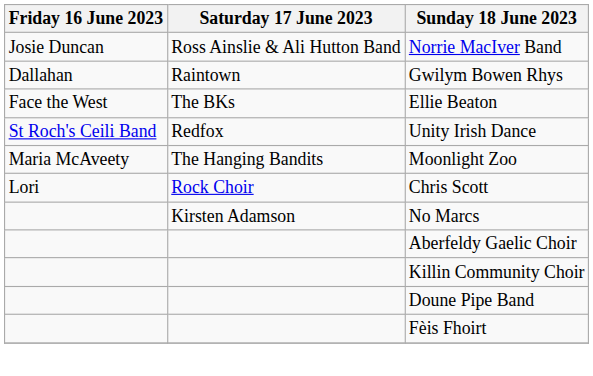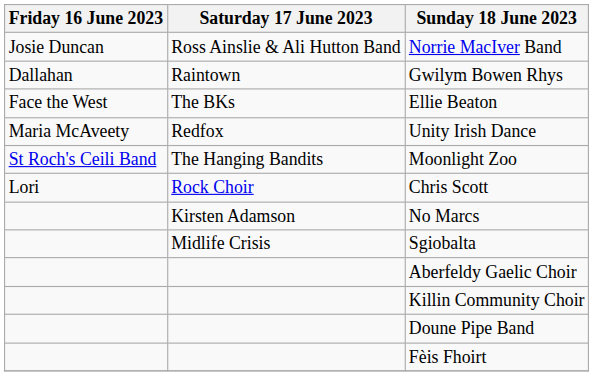(83, 131) St Roch's Ceili Band -> (69, 131) Maria McAveety
(69, 159) Maria McAveety -> (83, 159) St Roch's Ceili Band
+ row: (442, 243)
